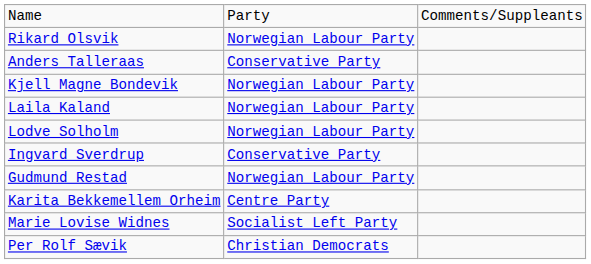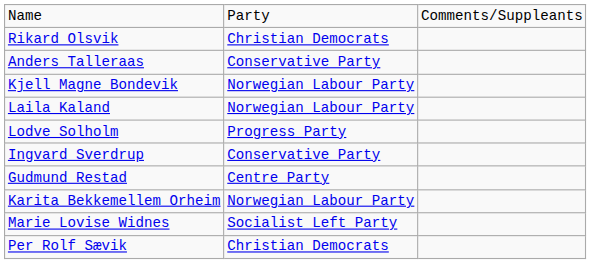(321, 39) Norwegian Labour Party -> (308, 39) Christian Democrats
(321, 132) Norwegian Labour Party -> (287, 132) Progress Party
(321, 178) Norwegian Labour Party -> (278, 178) Centre Party
(278, 201) Centre Party -> (321, 201) Norwegian Labour Party
